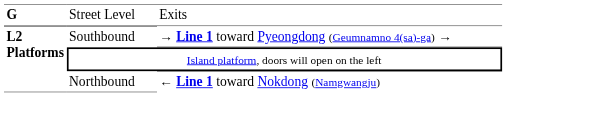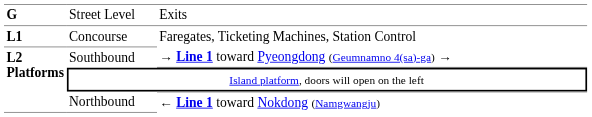+ row: (98, 36)
